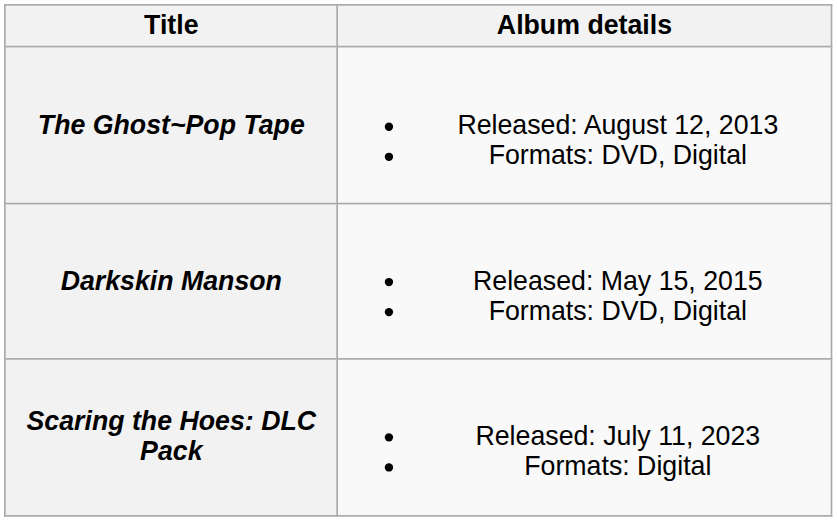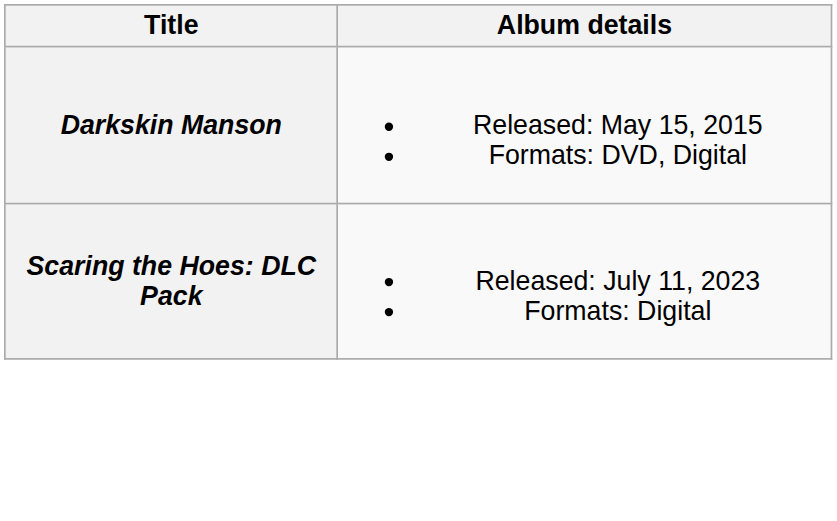- row: (171, 124)
